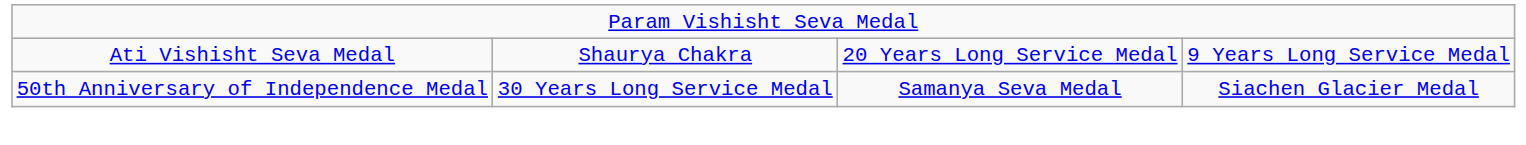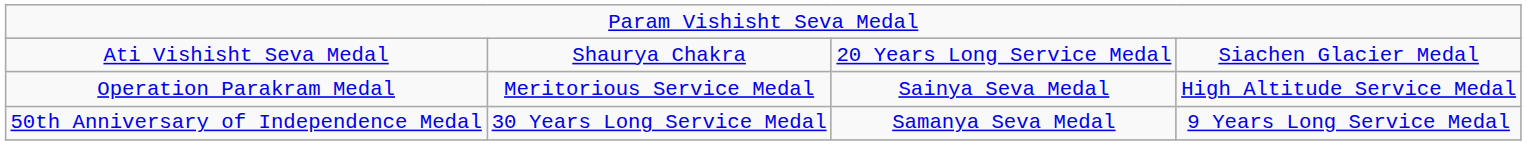(1349, 55) 9 Years Long Service Medal -> (1349, 55) Siachen Glacier Medal
+ row: (246, 89)
(1349, 89) Siachen Glacier Medal -> (1349, 123) 9 Years Long Service Medal
